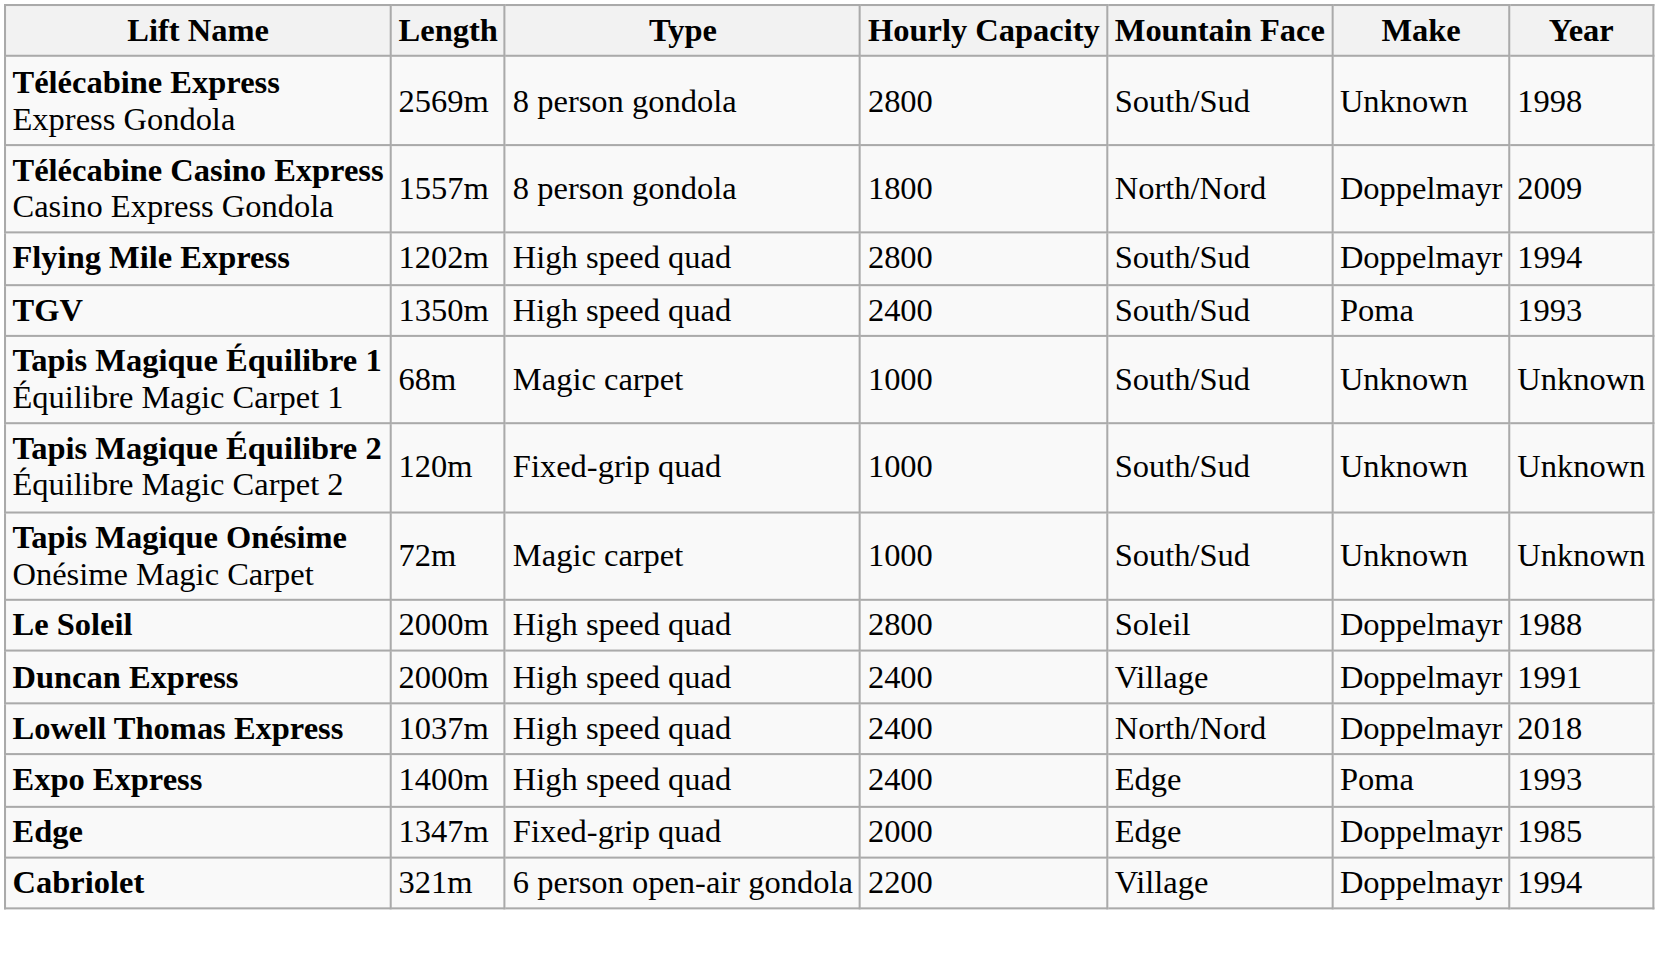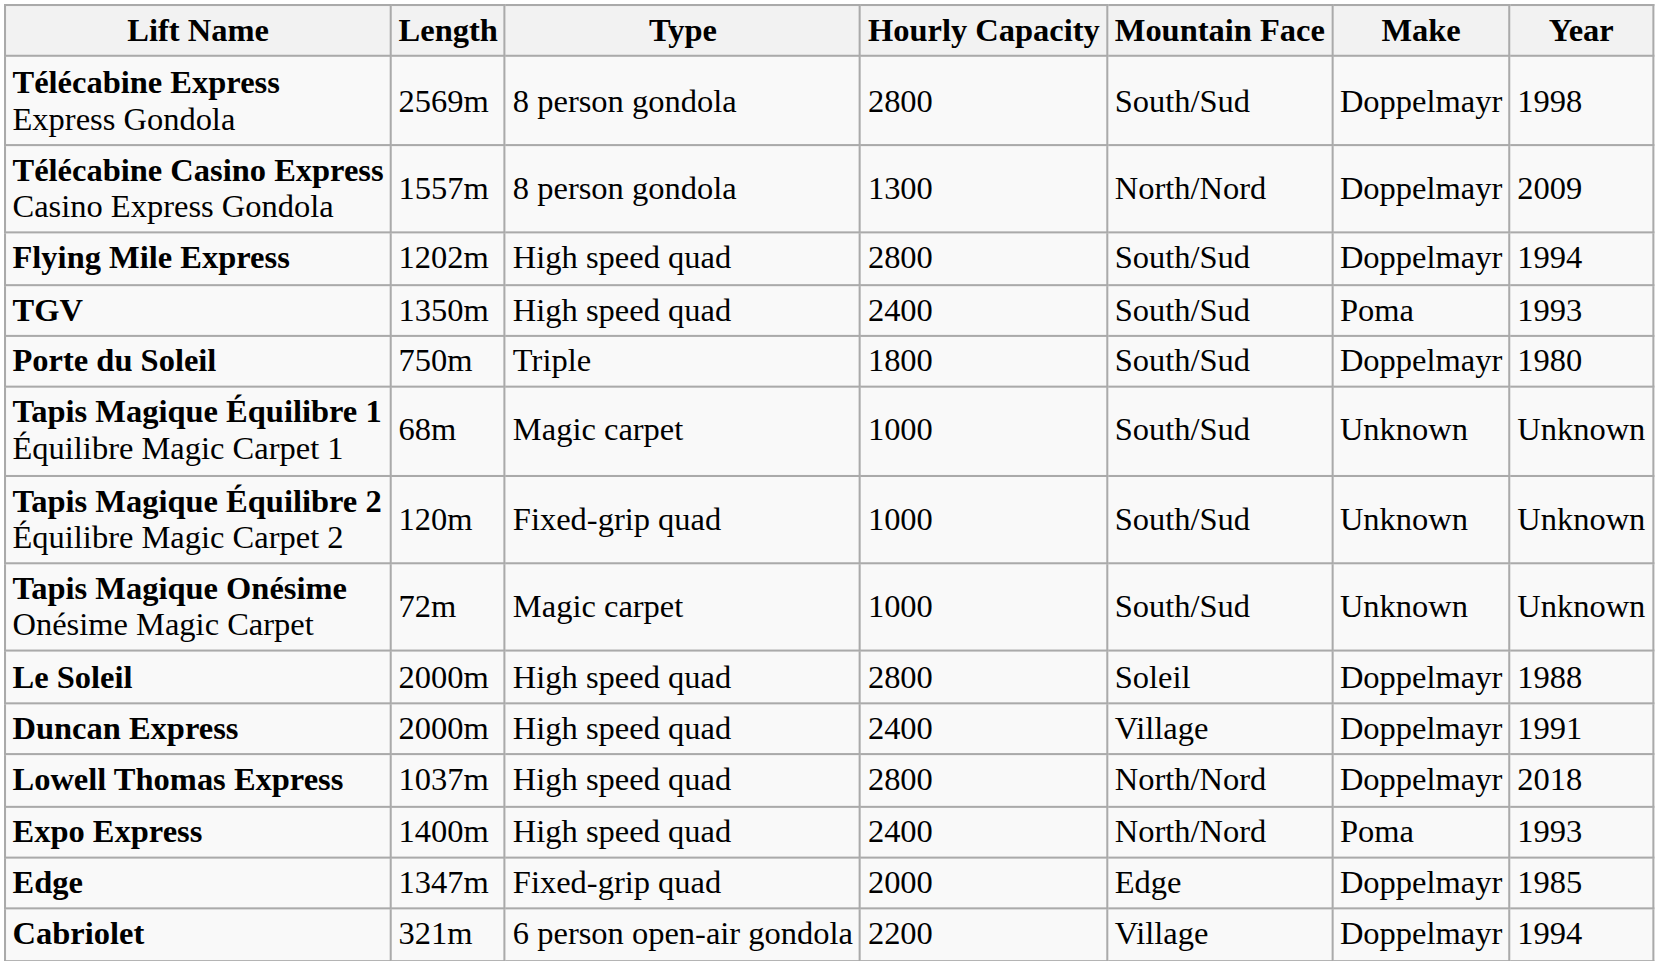(1404, 100) Unknown -> (1421, 100) Doppelmayr
(900, 188) 1800 -> (900, 188) 1300
+ row: (114, 360)
(900, 728) 2400 -> (900, 779) 2800
(1148, 779) Edge -> (1191, 831) North/Nord
